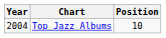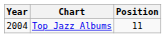(137, 26) 10 -> (137, 26) 11
